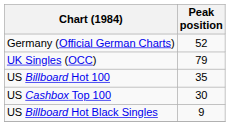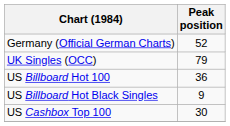(201, 78) 35 -> (201, 78) 36
rows swapped: (59, 95) <-> (82, 113)
